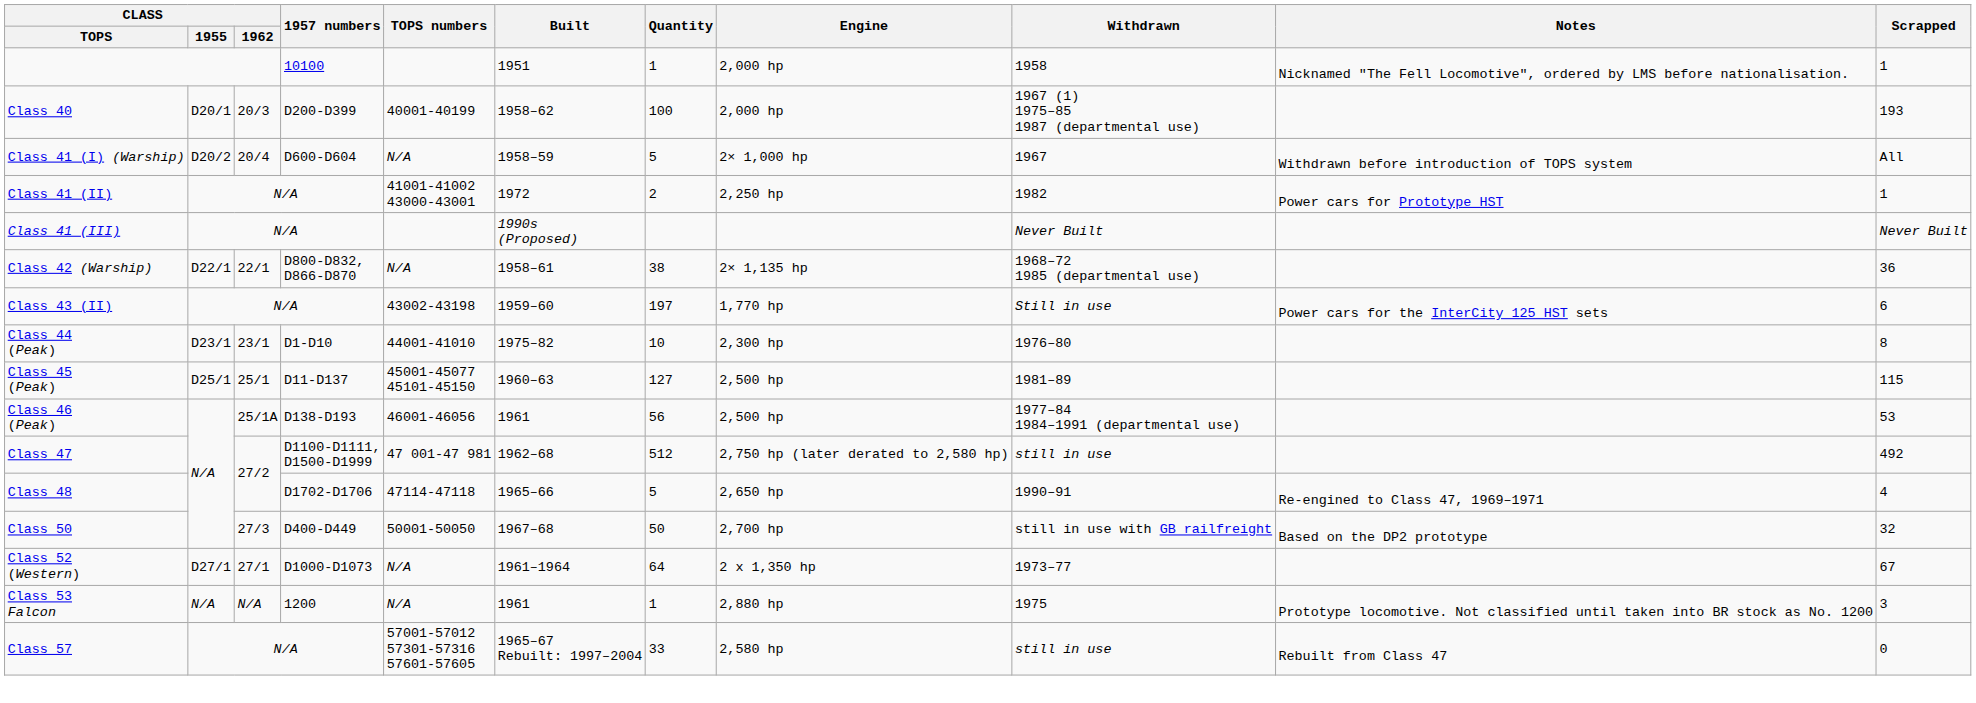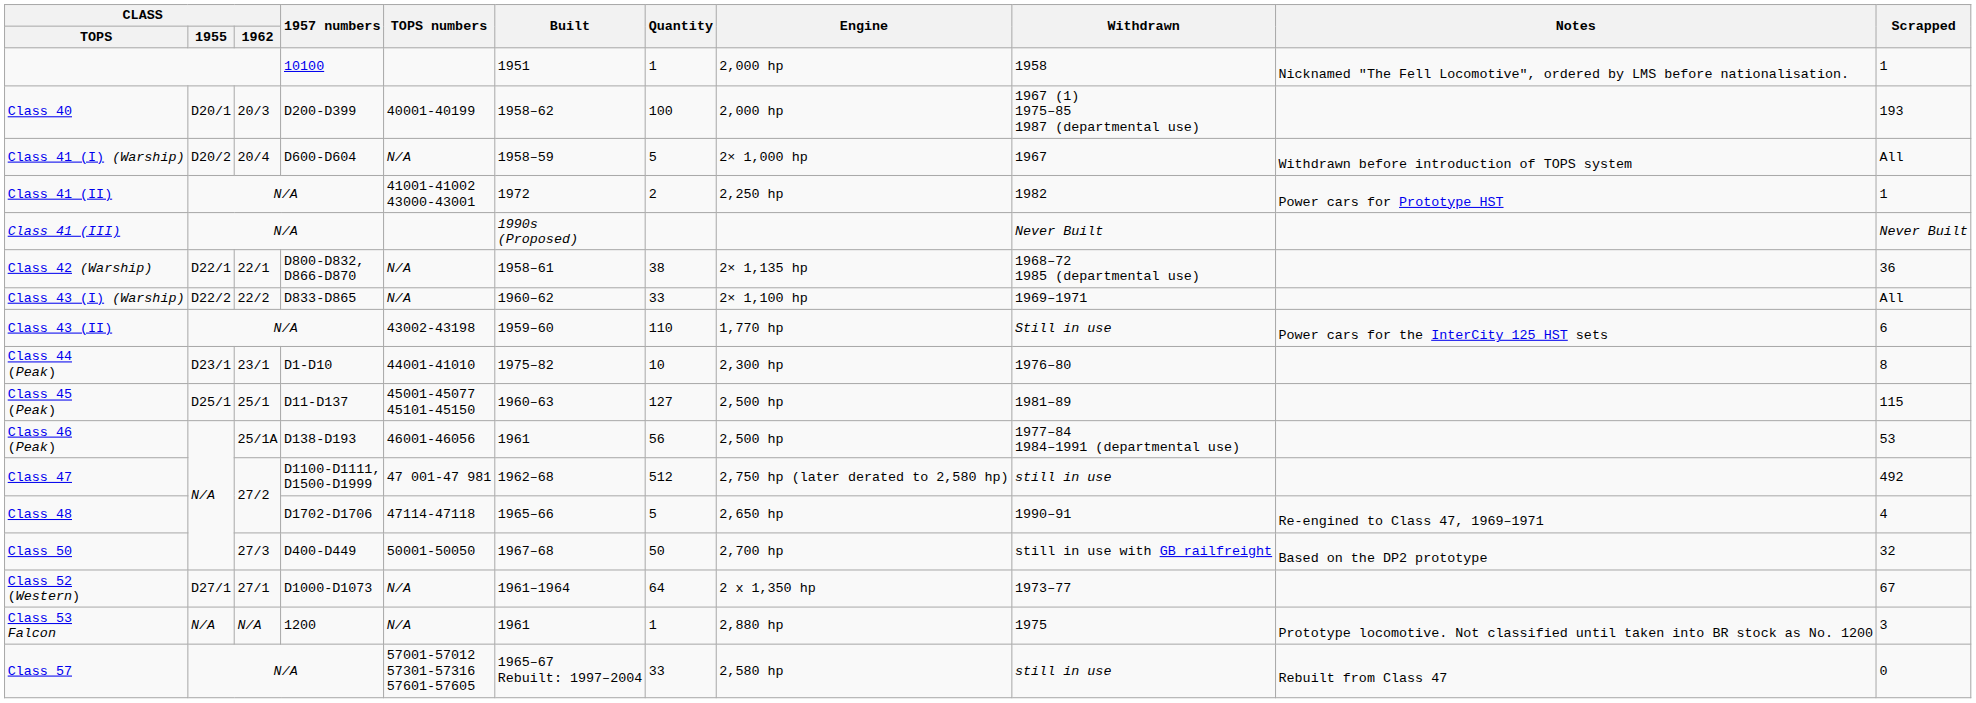+ row: (96, 298)
(661, 306) 197 -> (661, 328) 110
